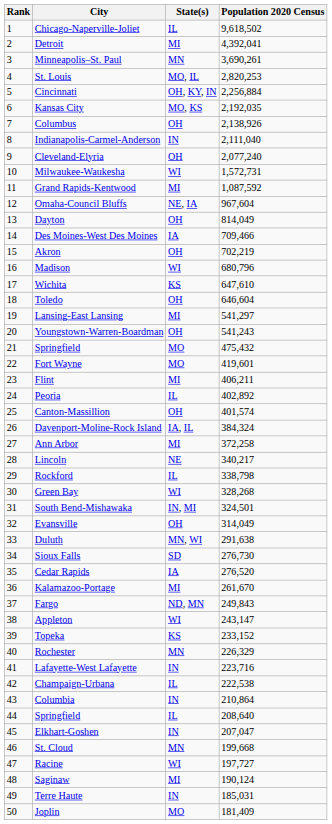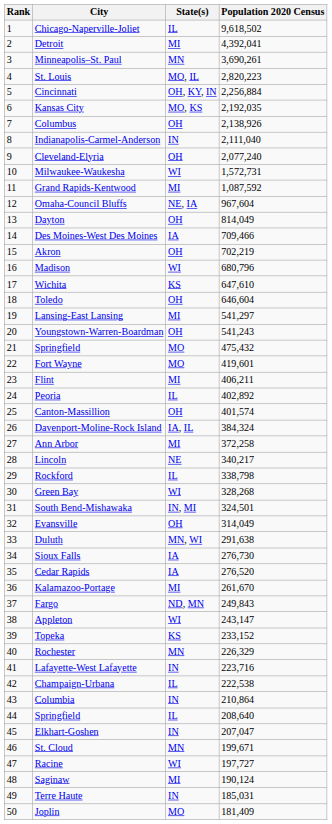(241, 76) 2,820,253 -> (241, 76) 2,820,223
(175, 556) SD -> (173, 556) IA
(238, 747) 199,668 -> (238, 747) 199,671
